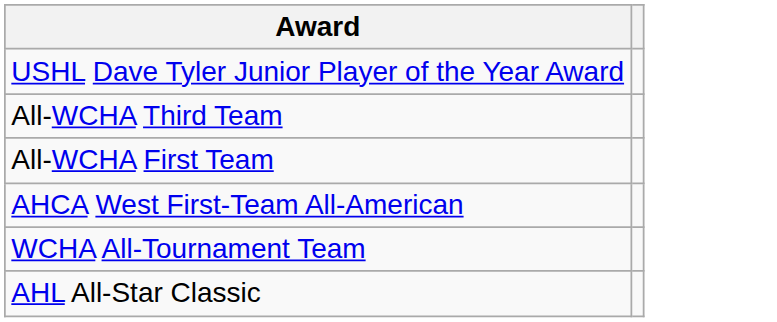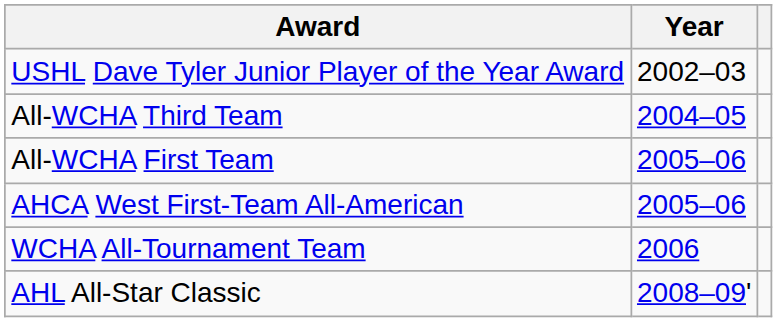+ column: (694, 26)
